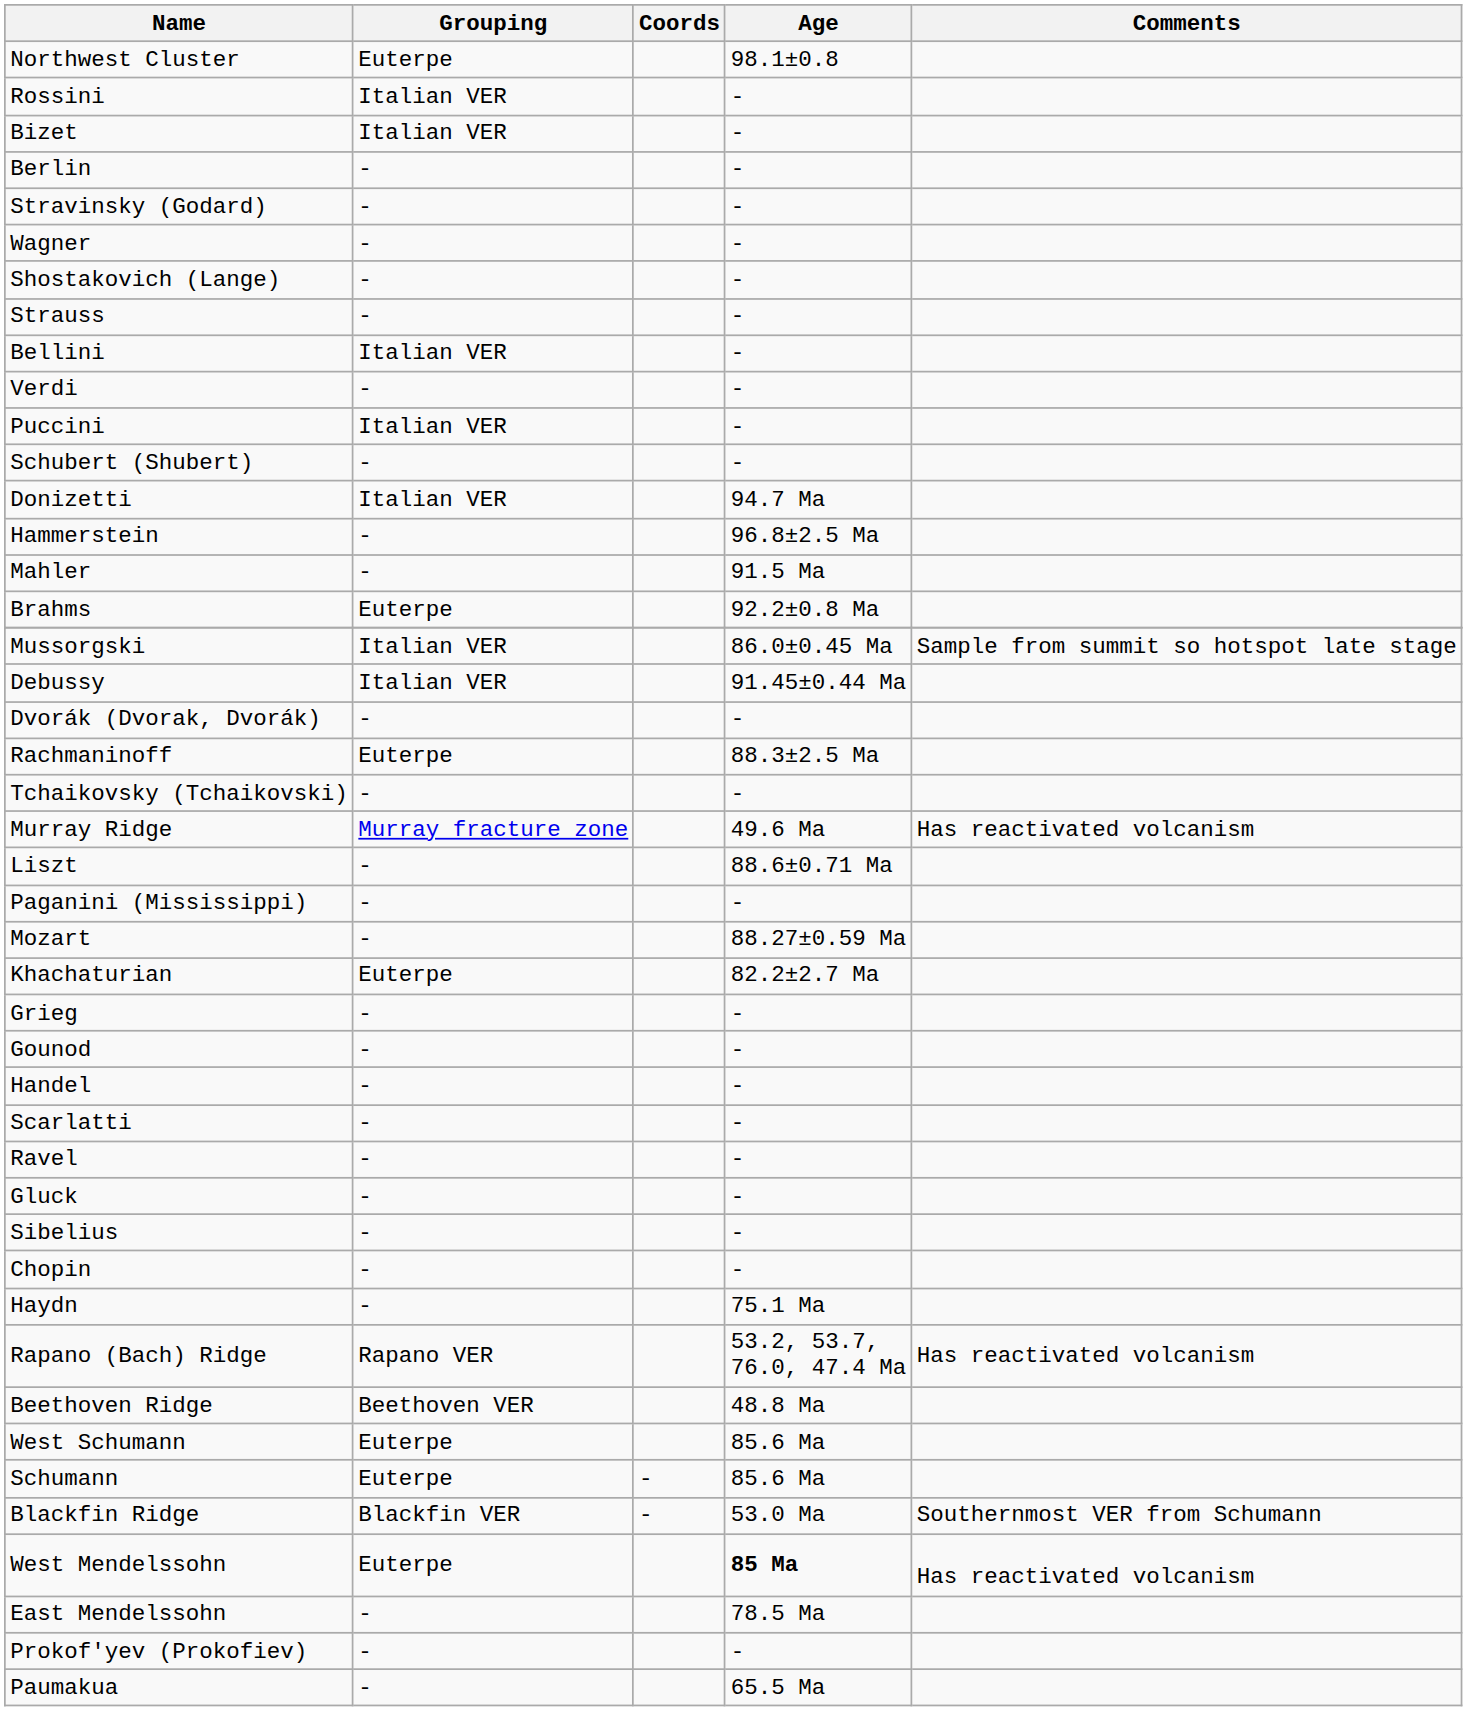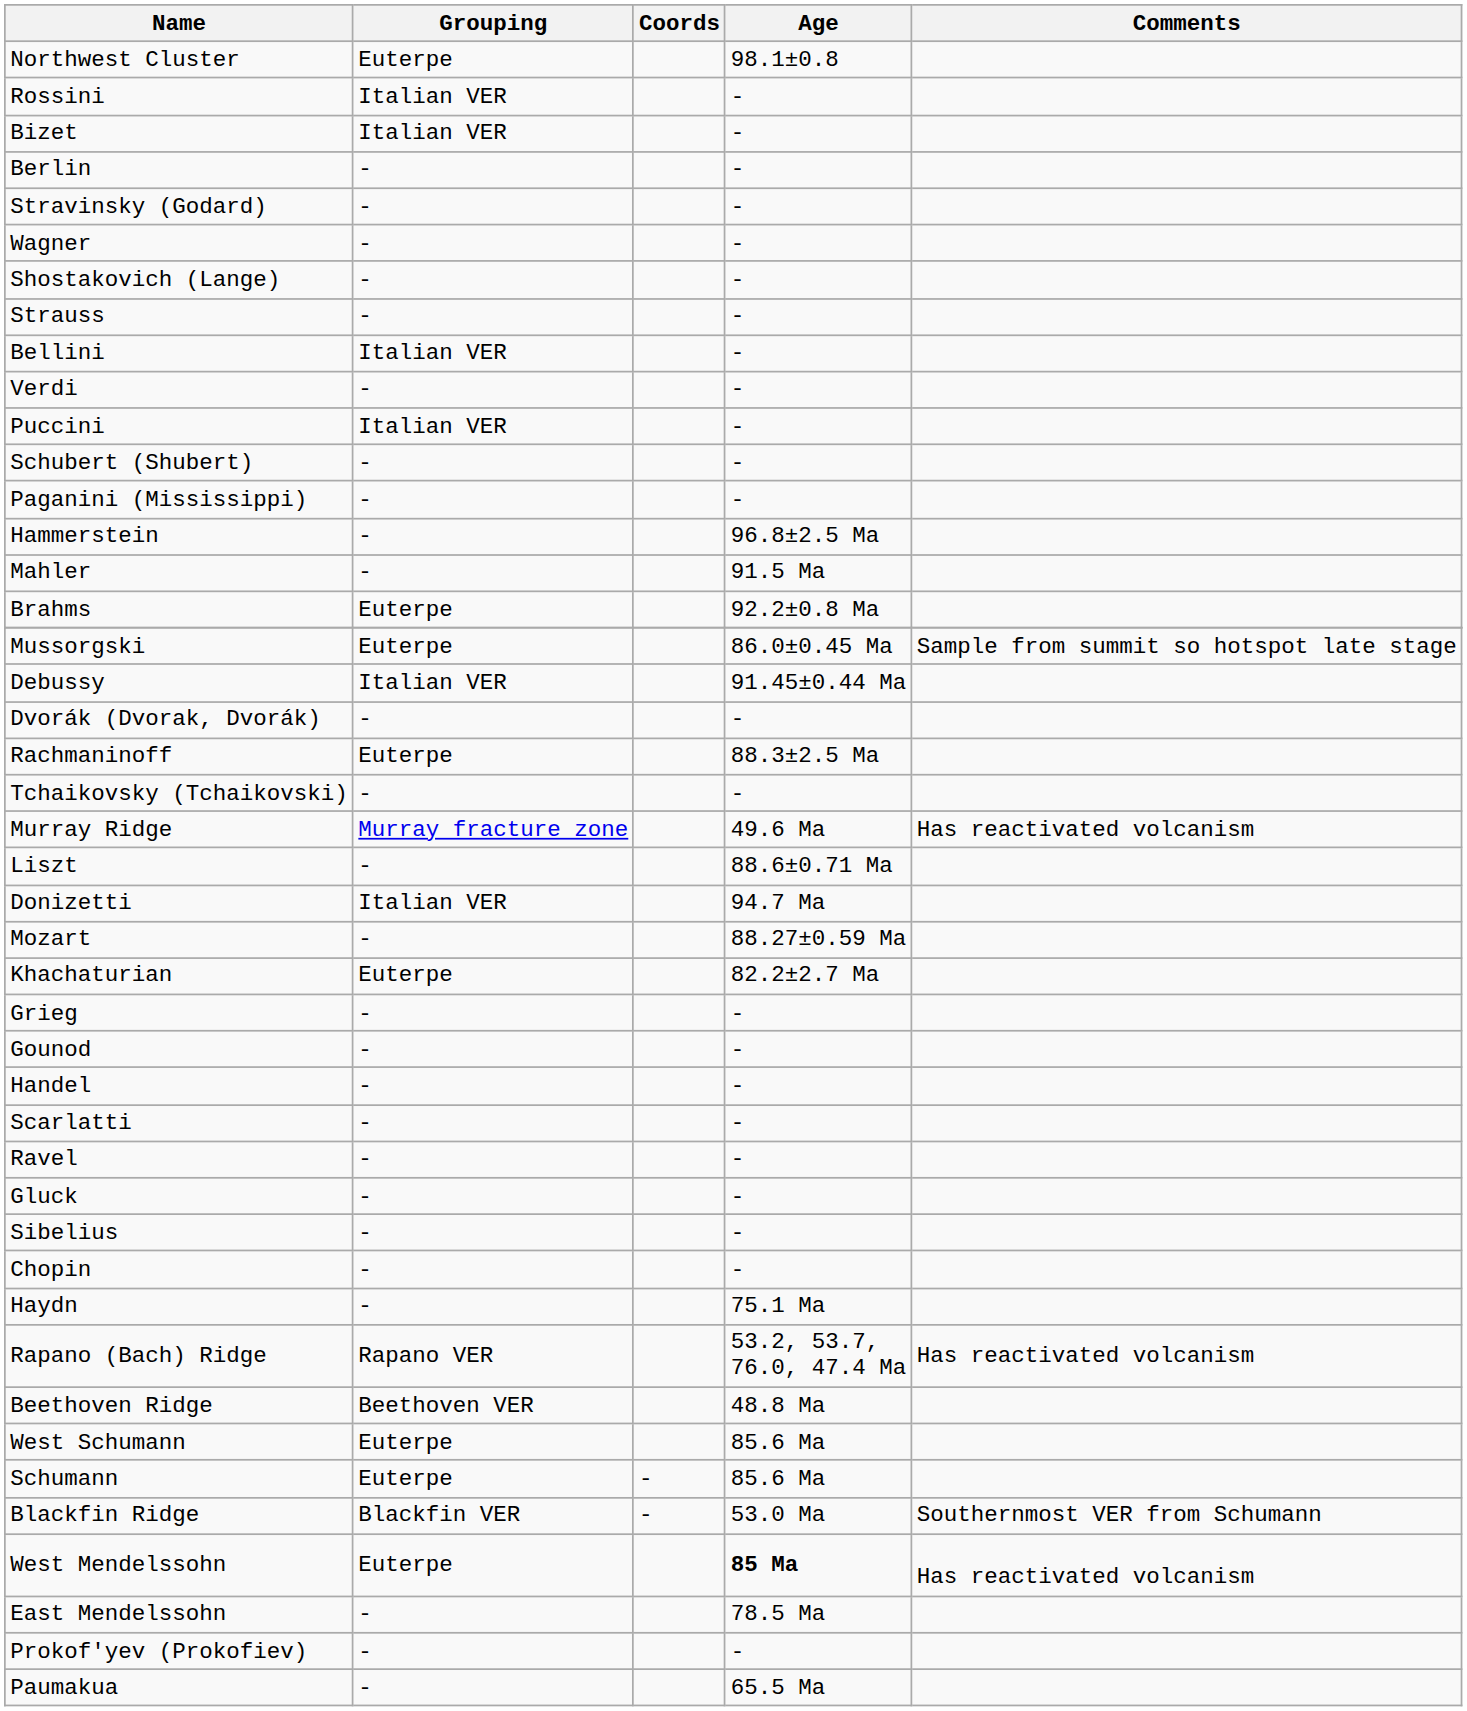rows swapped: (71, 500) <-> (159, 903)
(433, 646) Italian VER -> (406, 646) Euterpe
